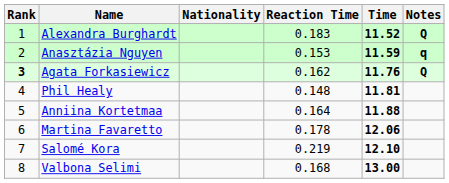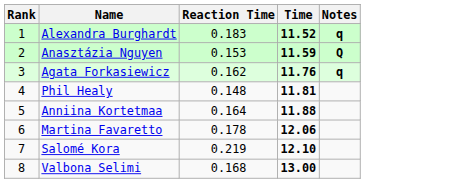- column: (222, 14)
(424, 33) Q -> (340, 33) q
(424, 53) q -> (340, 53) Q
(22, 72) bold -> (22, 72) normal
(424, 72) Q -> (340, 72) q
